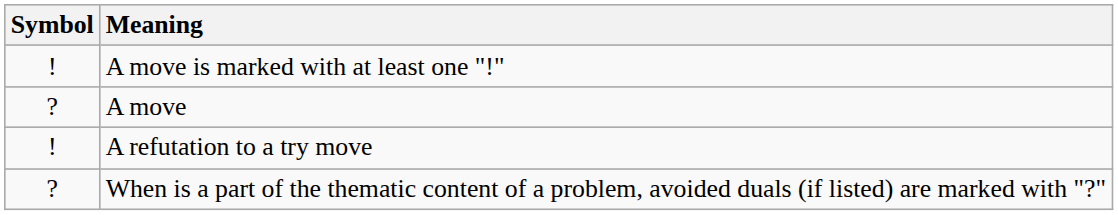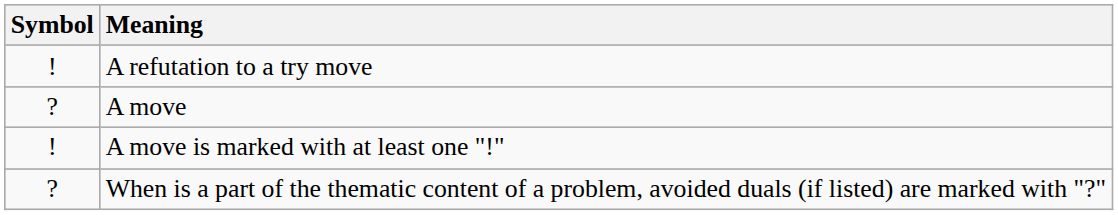rows swapped: (305, 65) <-> (239, 147)
